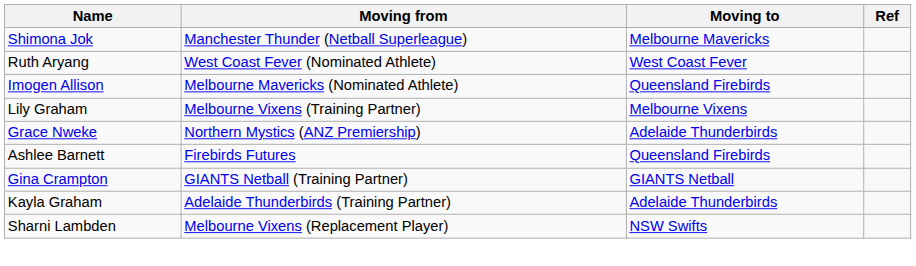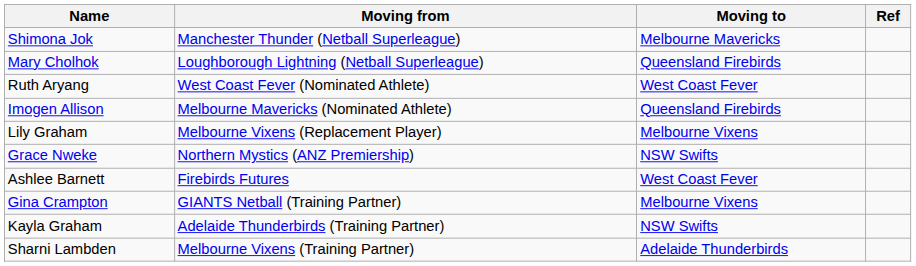+ row: (53, 62)
(303, 109) Melbourne Vixens (Training Partner) -> (310, 132) Melbourne Vixens (Replacement Player)
(703, 132) Adelaide Thunderbirds -> (679, 156) NSW Swifts
(700, 156) Queensland Firebirds -> (699, 179) West Coast Fever
(682, 179) GIANTS Netball -> (699, 202) Melbourne Vixens
(703, 202) Adelaide Thunderbirds -> (679, 226) NSW Swifts
(316, 226) Melbourne Vixens (Replacement Player) -> (296, 249) Melbourne Vixens (Training Partner)
(668, 226) NSW Swifts -> (714, 249) Adelaide Thunderbirds
